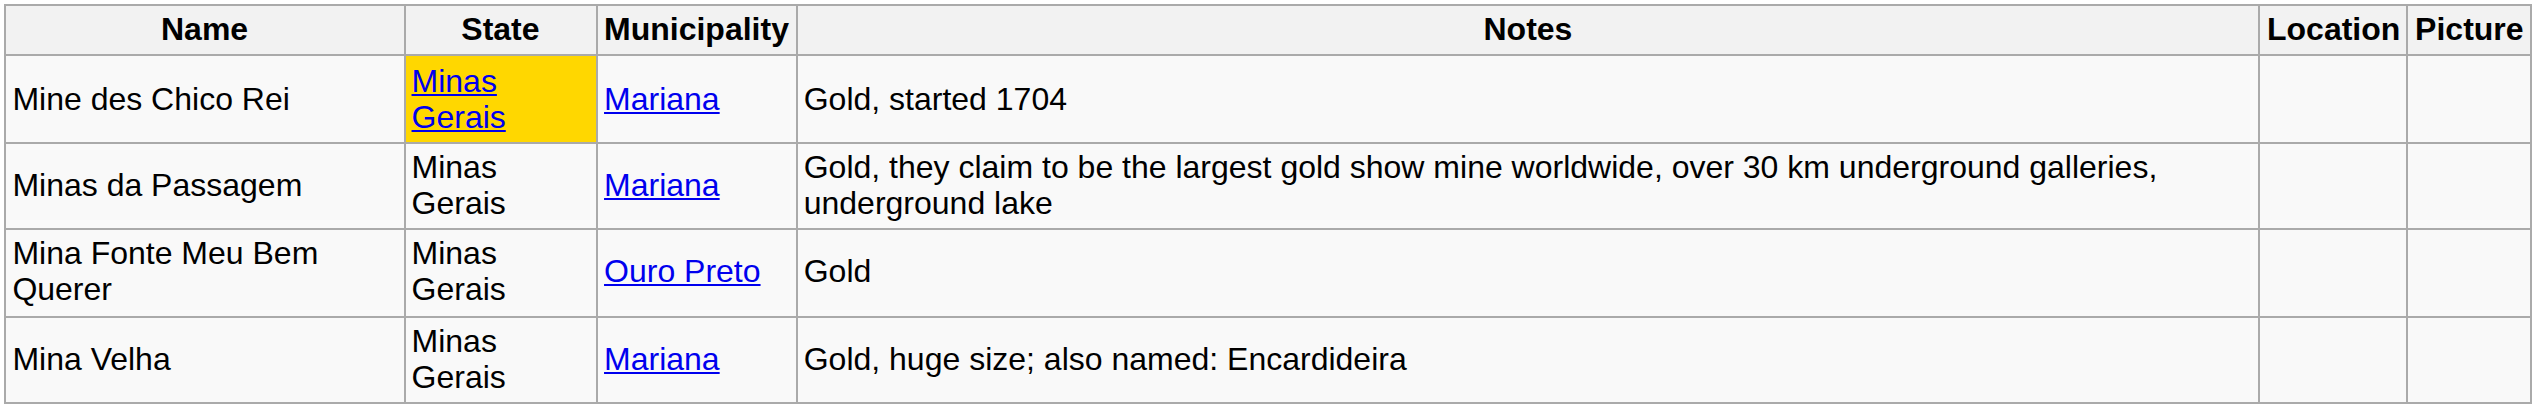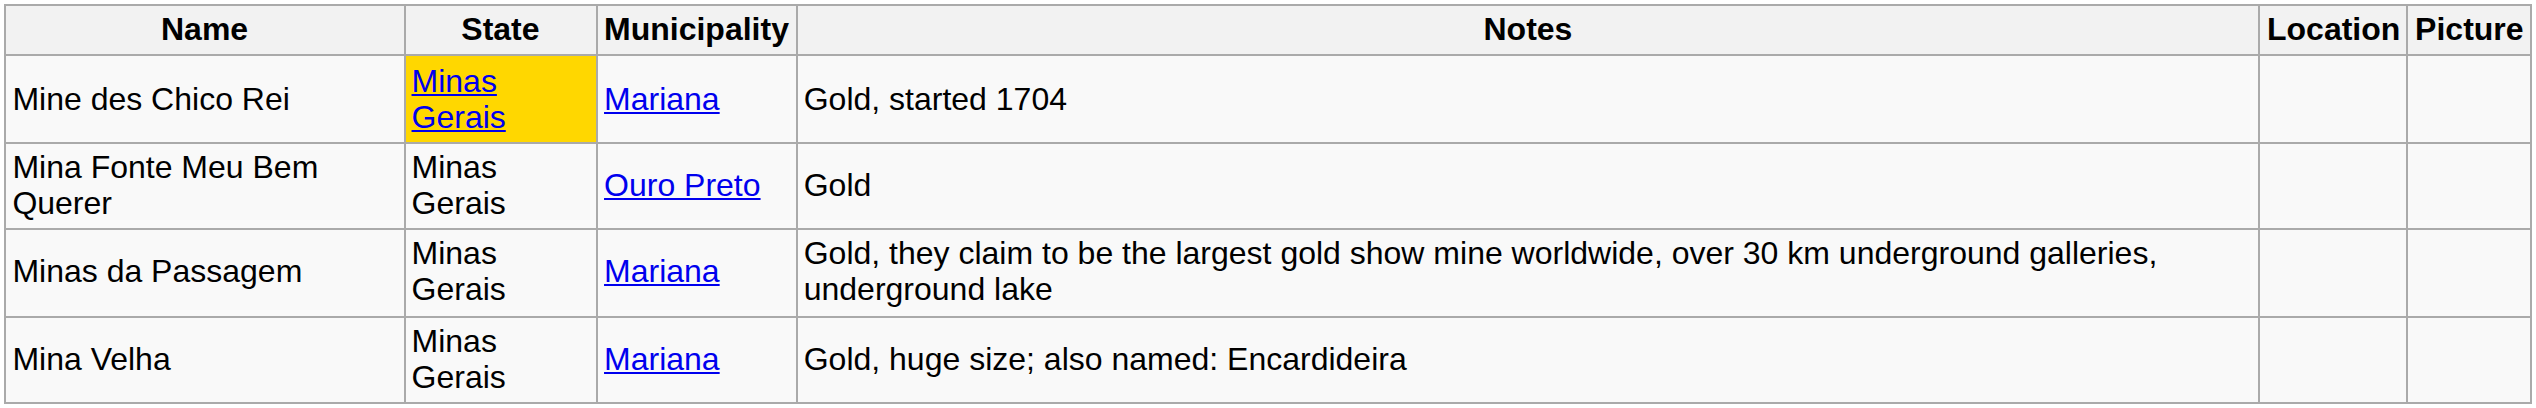rows swapped: (157, 185) <-> (165, 272)
